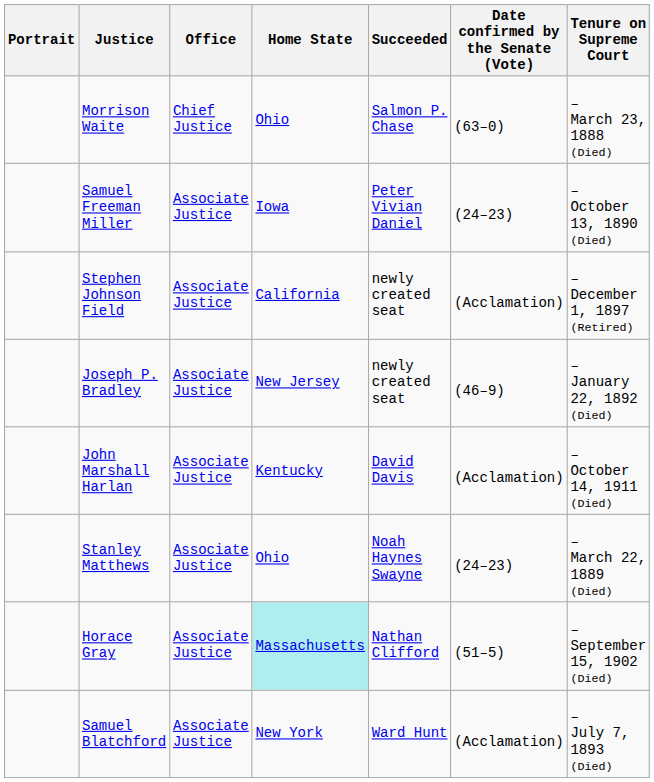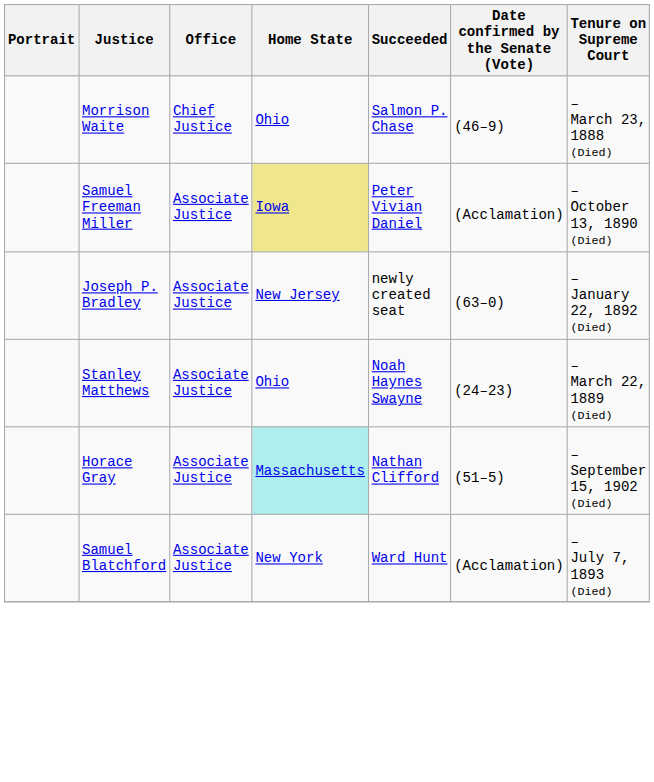(479, 128) (63–0) -> (479, 128) (46–9)
(272, 208) no background -> (272, 208) khaki background
(484, 216) (24–23) -> (509, 216) (Acclamation)
- row: (111, 295)
(479, 391) (46–9) -> (479, 303) (63–0)
- row: (116, 471)
